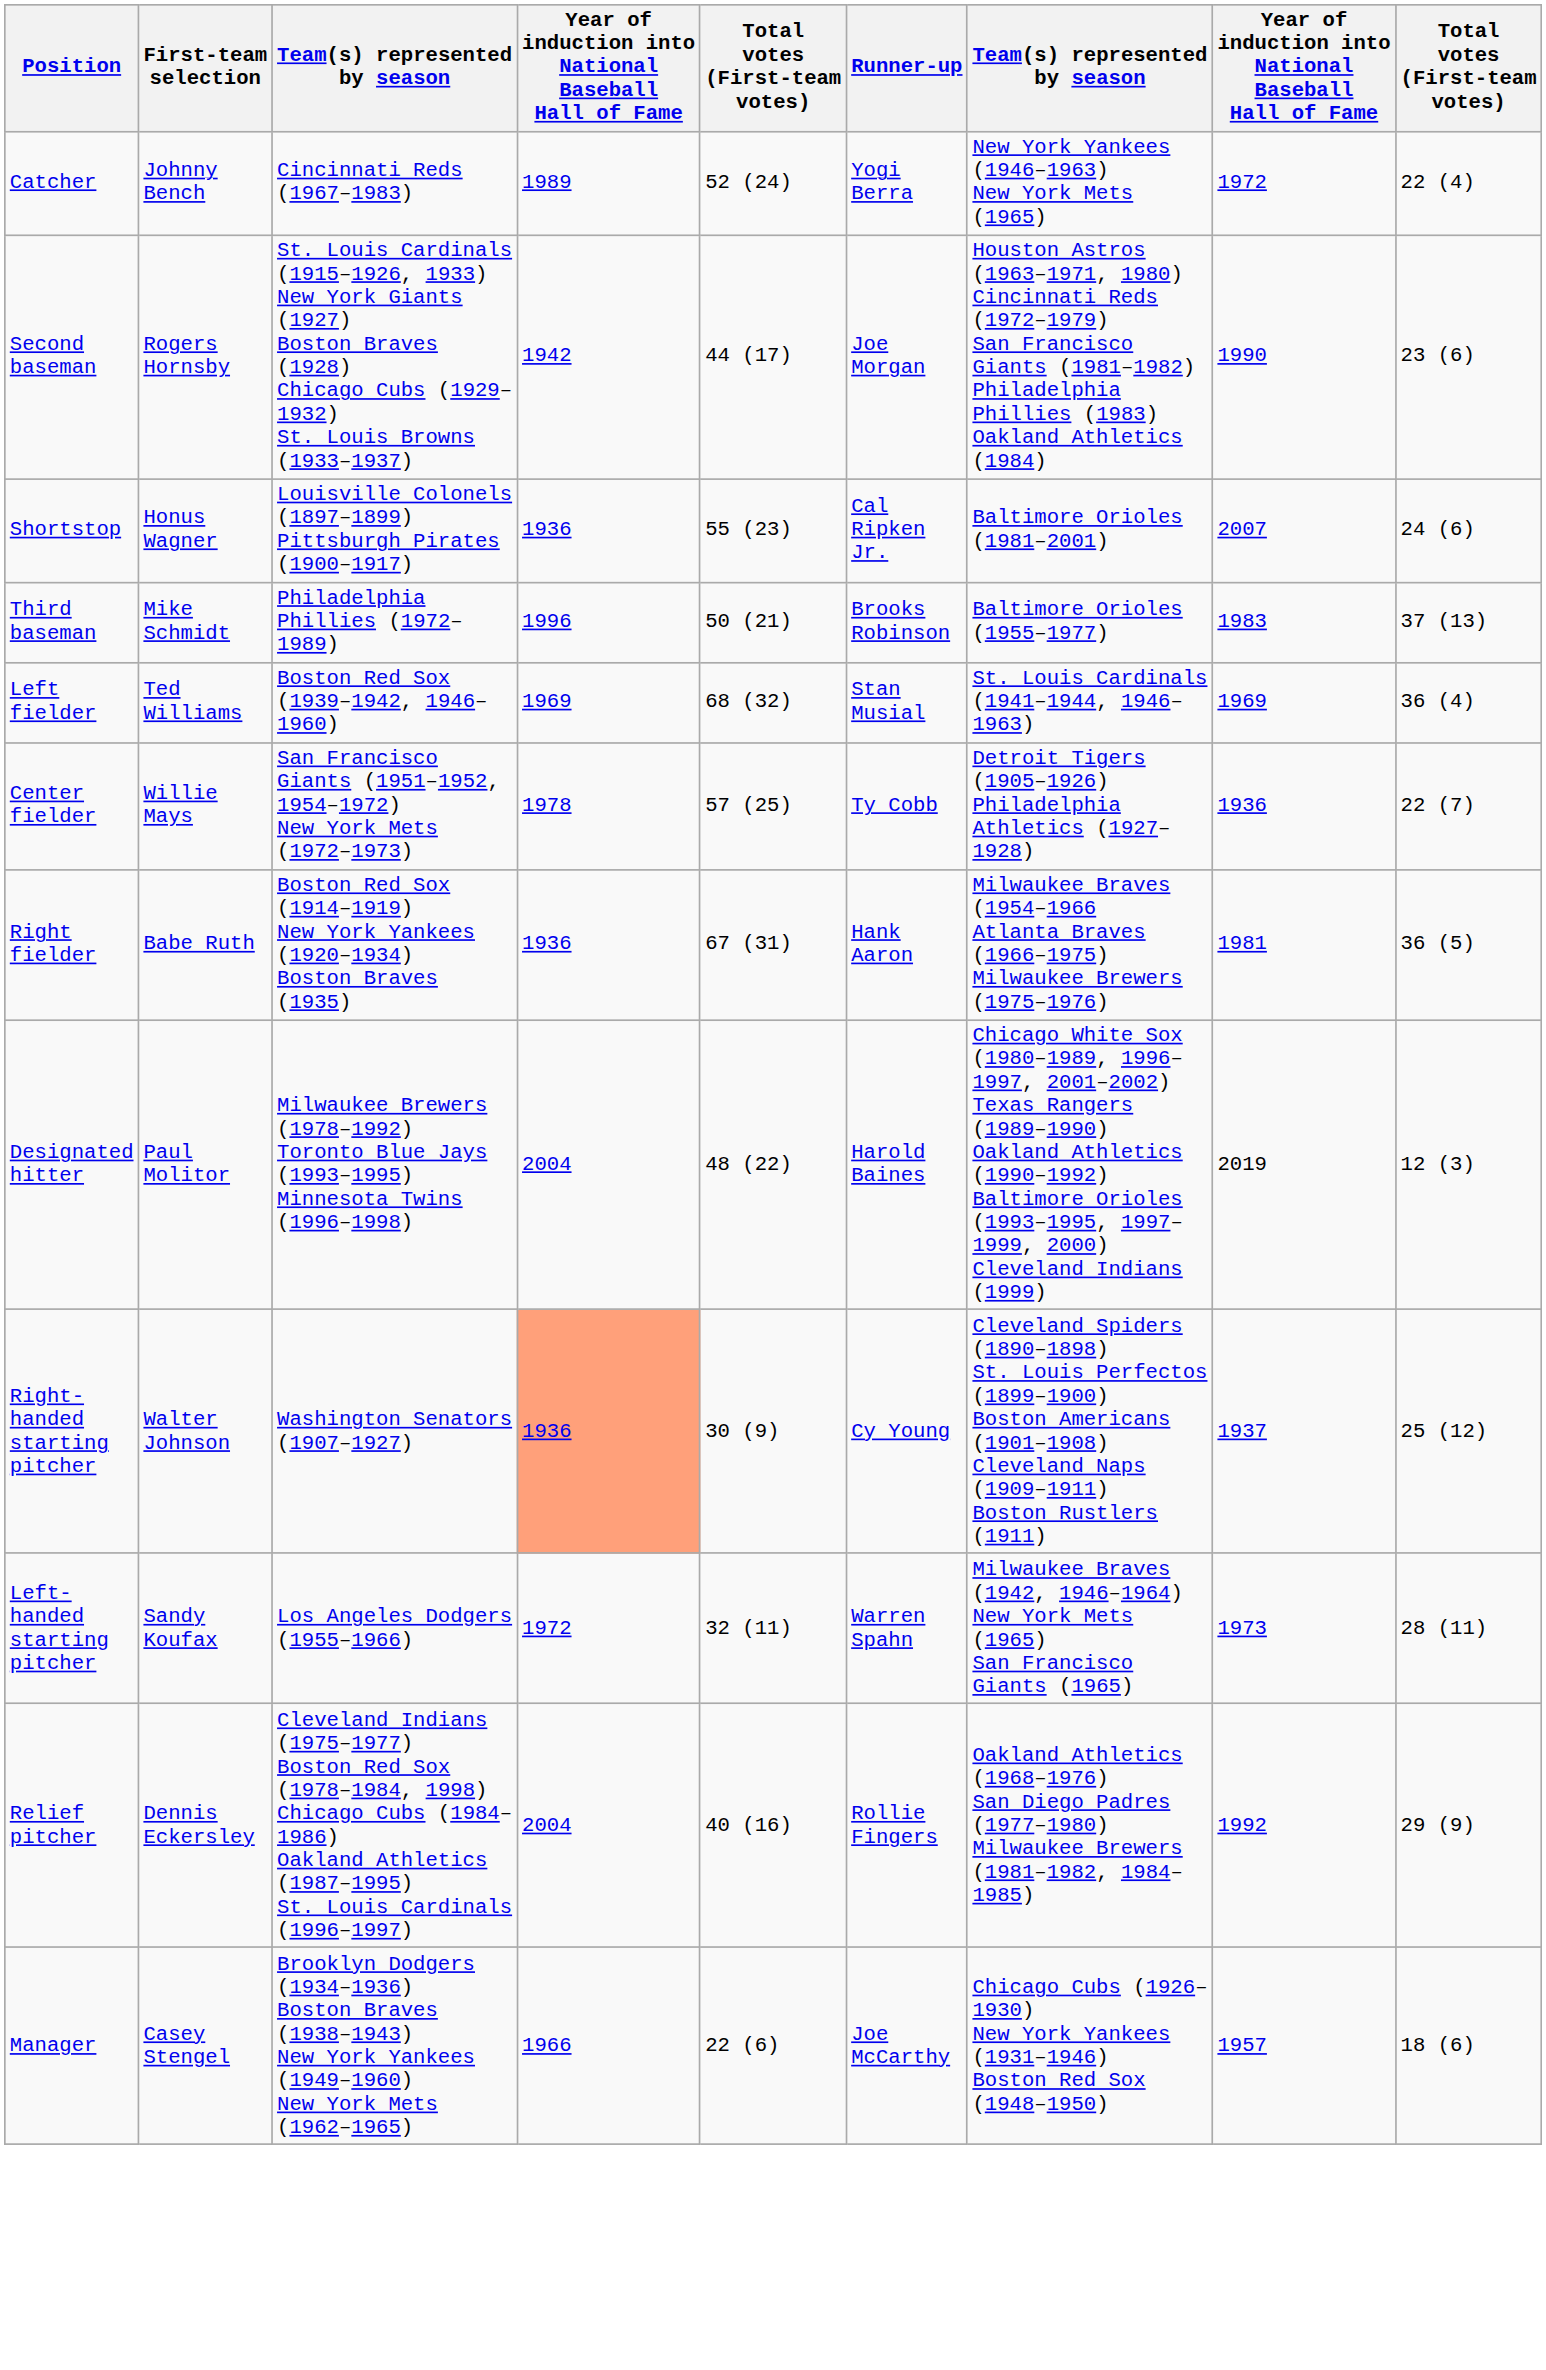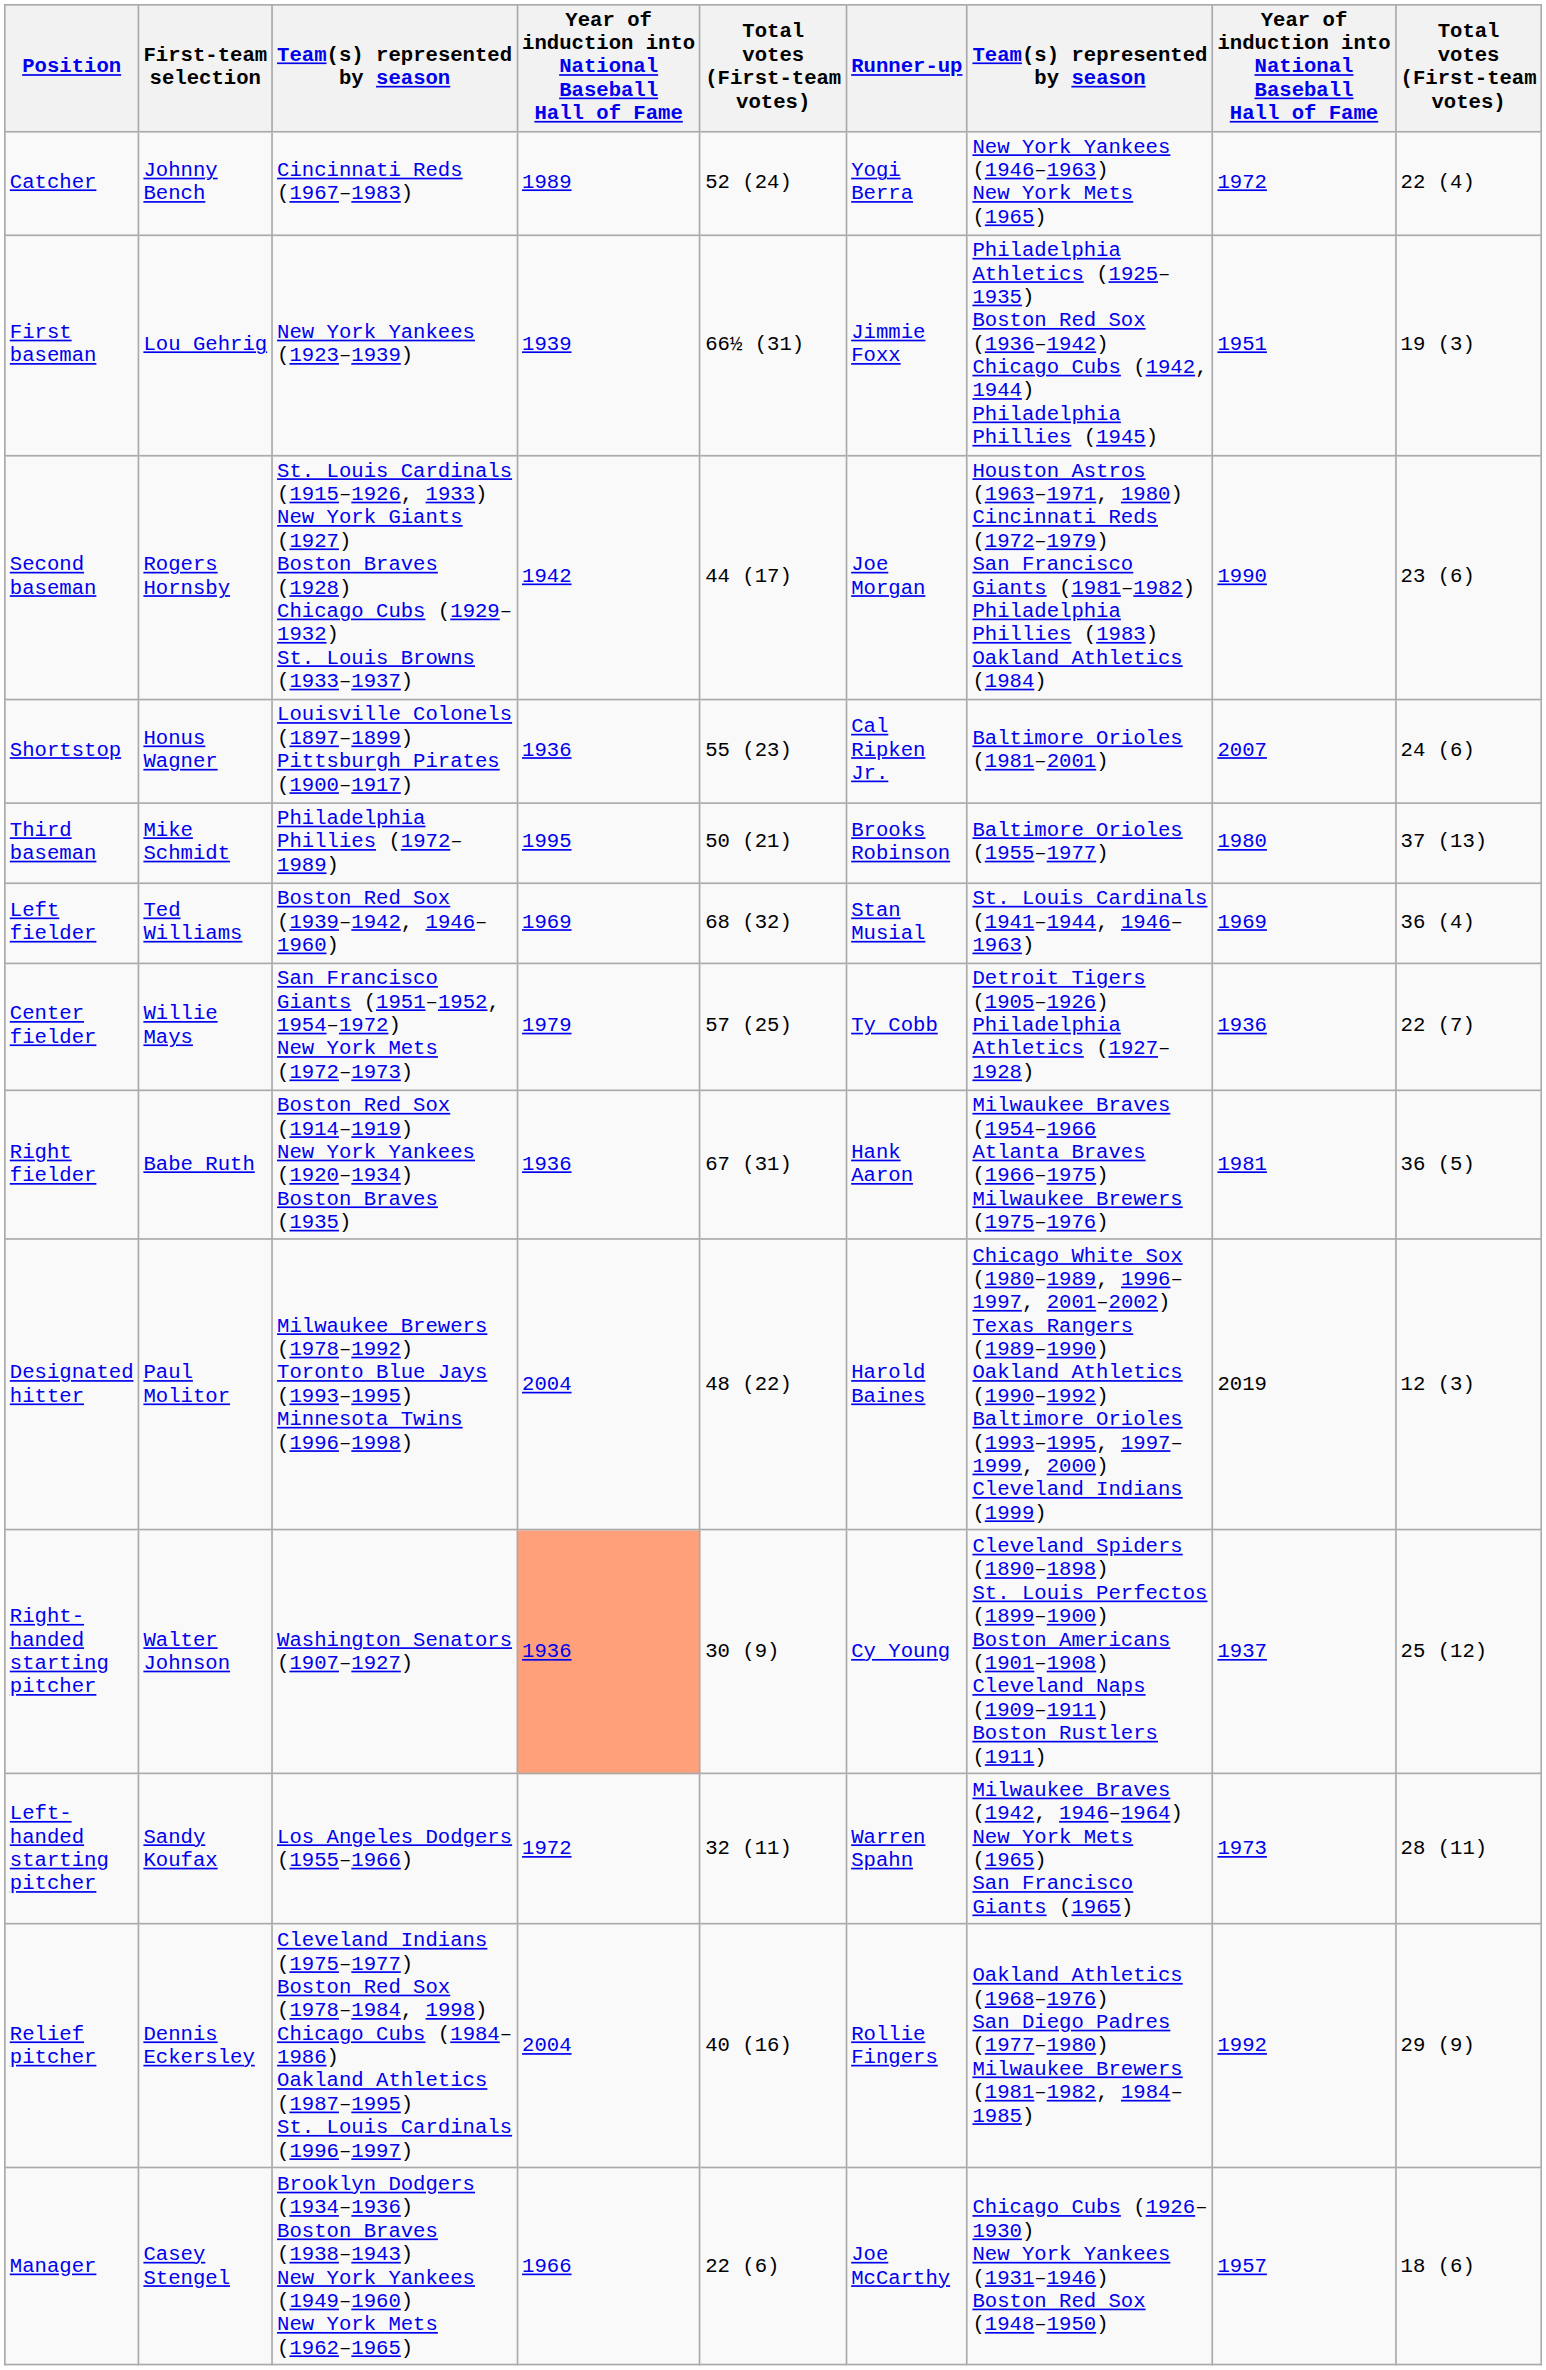+ row: (53, 346)
(547, 623) 1996 -> (547, 843) 1995
(1242, 623) 1983 -> (1242, 843) 1980
(547, 806) 1978 -> (547, 1026) 1979
